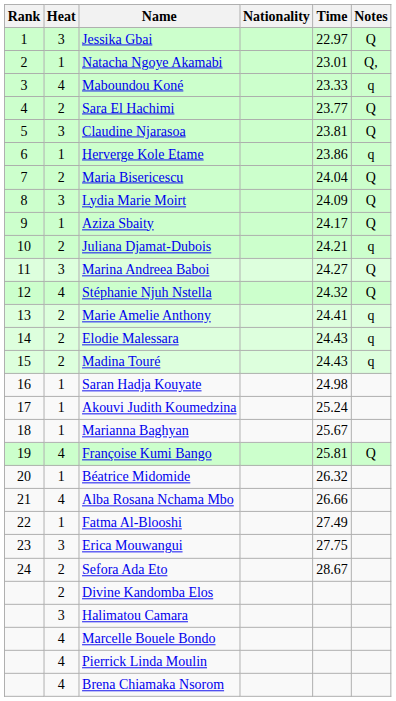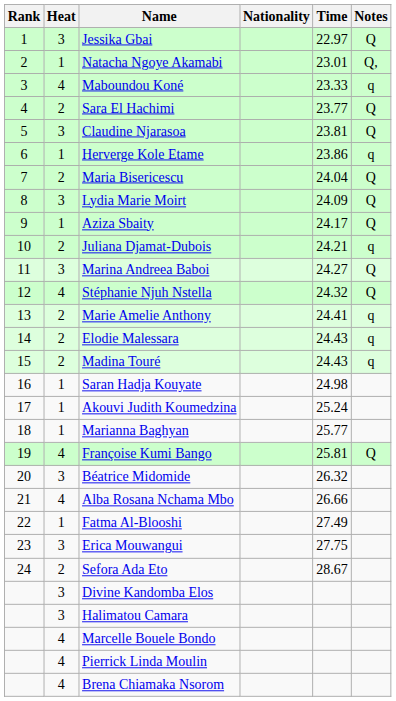(332, 431) 25.67 -> (332, 431) 25.77
(61, 477) 1 -> (61, 477) 3
(61, 592) 2 -> (61, 592) 3
